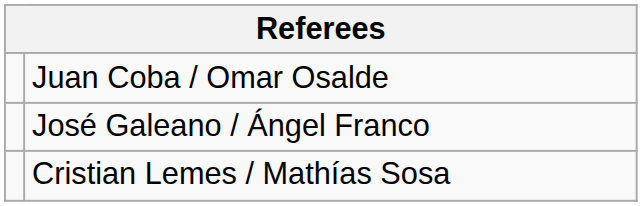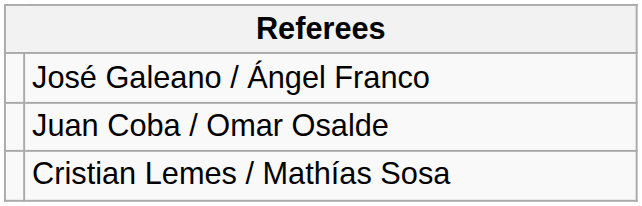rows swapped: (210, 77) <-> (231, 126)
